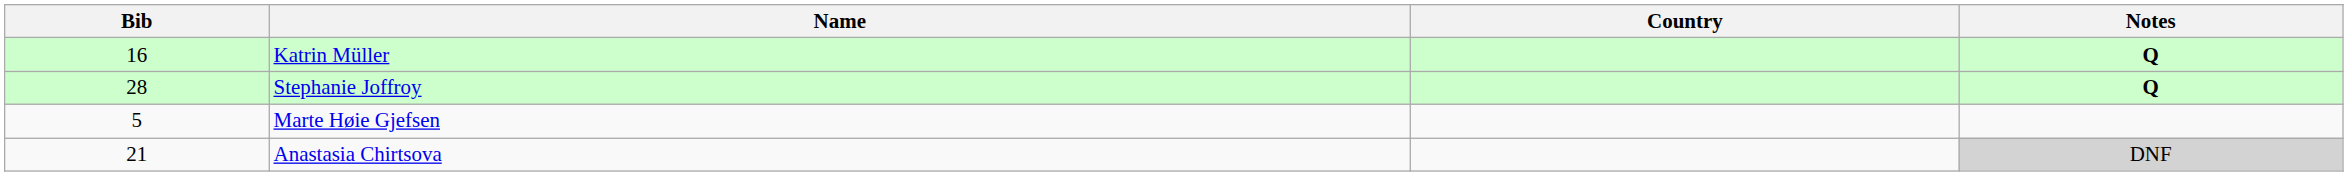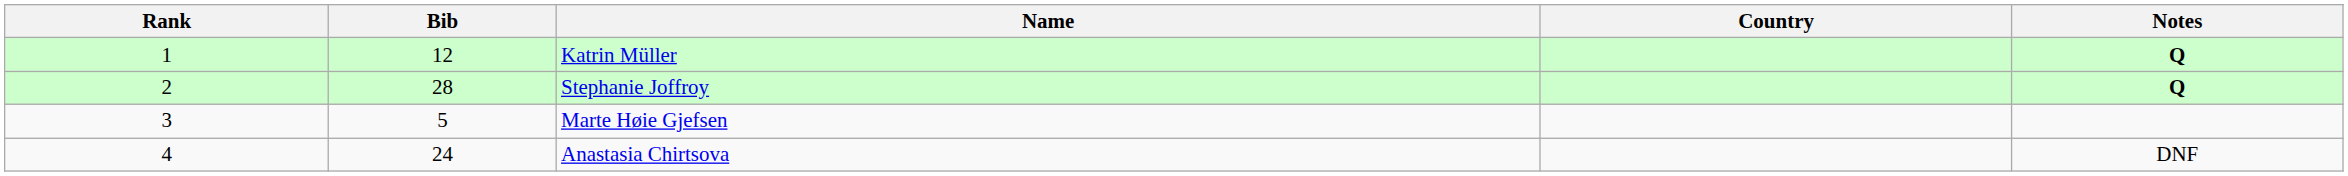+ column: (167, 21)
(137, 54) 16 -> (442, 54) 12
(137, 154) 21 -> (442, 154) 24
(2151, 154) lightgrey background -> (2177, 154) no background
